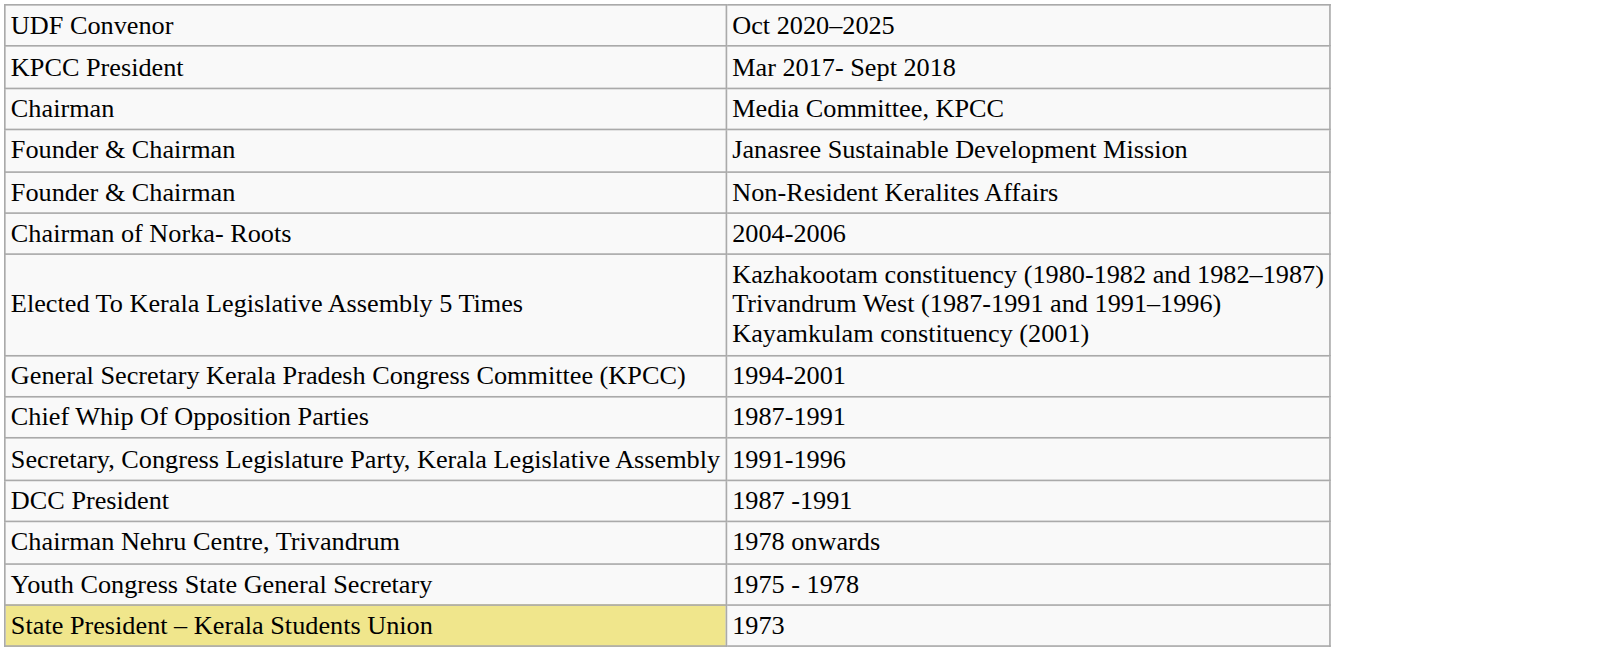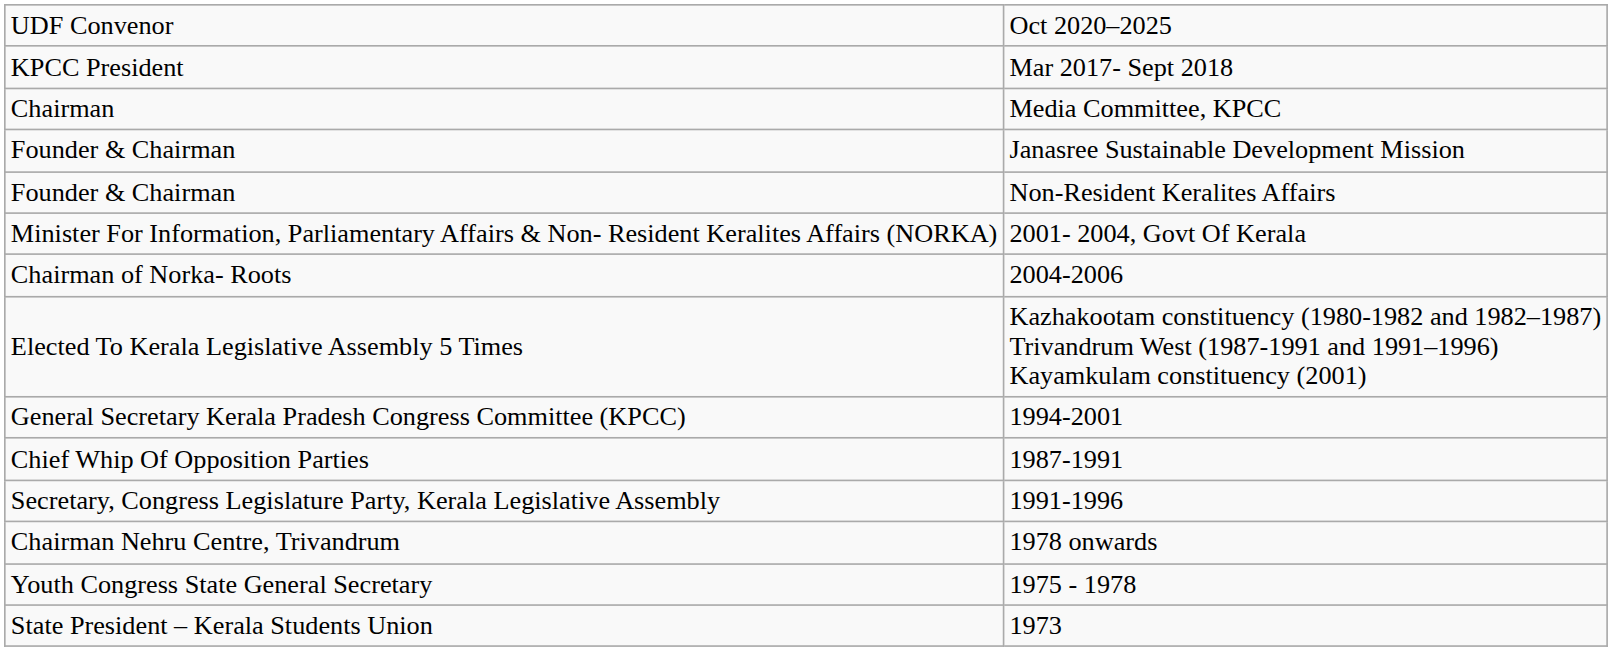+ row: (1164, 233)
- row: (792, 500)
(228, 625) khaki background -> (228, 625) no background
